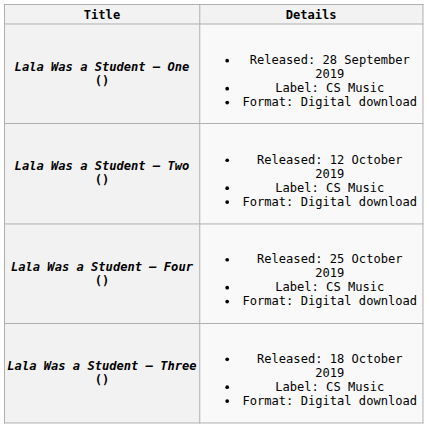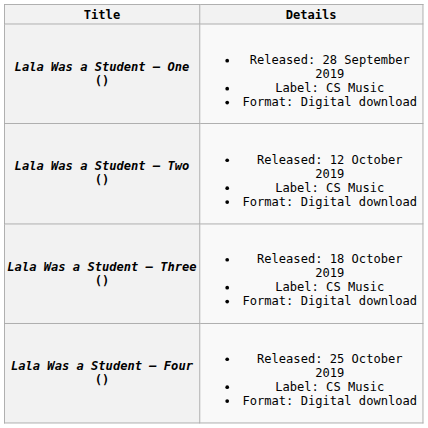rows swapped: (102, 373) <-> (102, 273)
